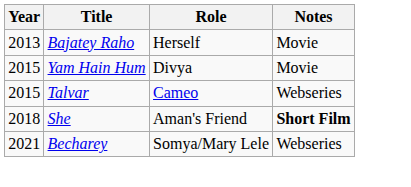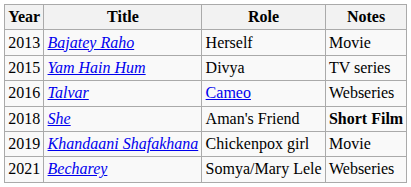(297, 67) Movie -> (360, 67) TV series
(24, 93) 2015 -> (24, 93) 2016
+ row: (123, 144)
